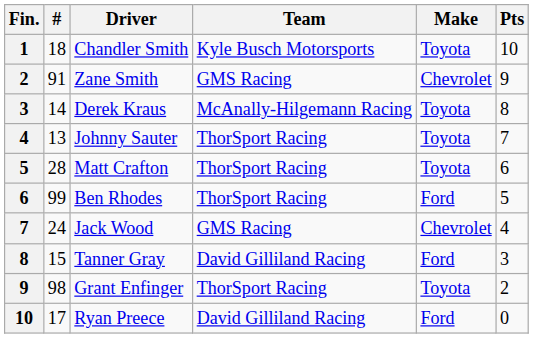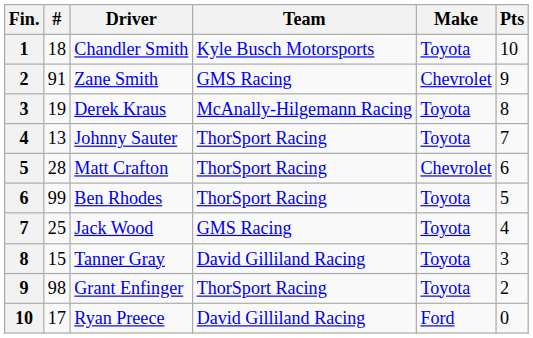(57, 109) 14 -> (57, 109) 19
(445, 168) Toyota -> (456, 168) Chevrolet
(437, 198) Ford -> (445, 198) Toyota
(57, 228) 24 -> (57, 228) 25
(456, 228) Chevrolet -> (445, 228) Toyota
(437, 258) Ford -> (445, 258) Toyota
